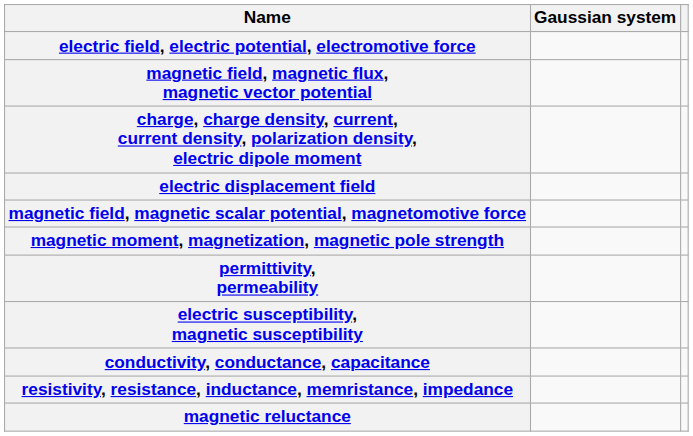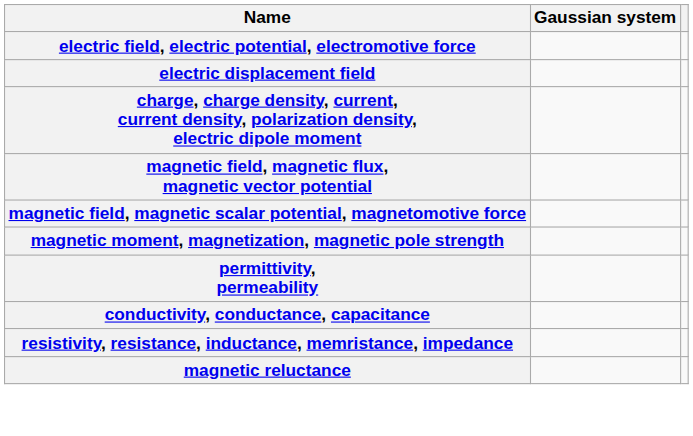rows swapped: (267, 186) <-> (267, 82)
- row: (267, 324)
